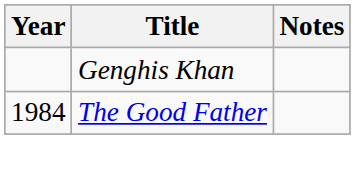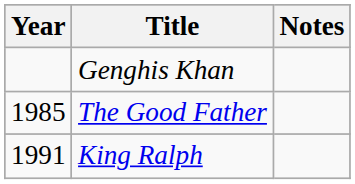(38, 112) 1984 -> (38, 112) 1985
+ row: (140, 155)
